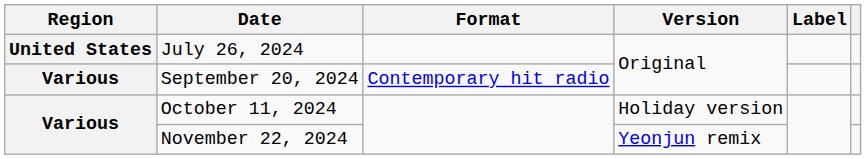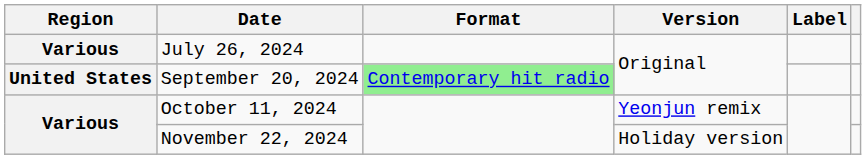(81, 50) United States -> (81, 50) Various
(81, 79) Various -> (81, 79) United States
(489, 79) no background -> (489, 79) lightgreen background
(701, 109) Holiday version -> (690, 109) Yeonjun remix
(690, 139) Yeonjun remix -> (701, 139) Holiday version
